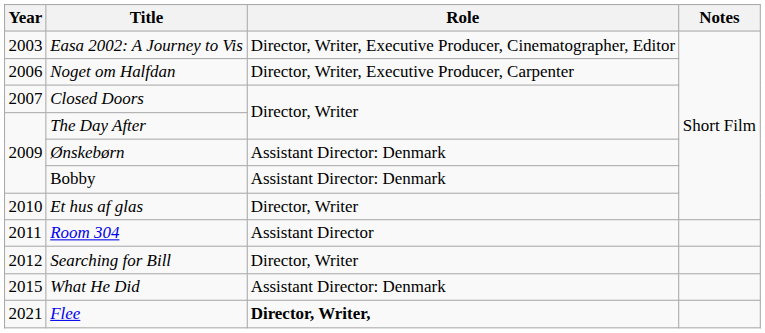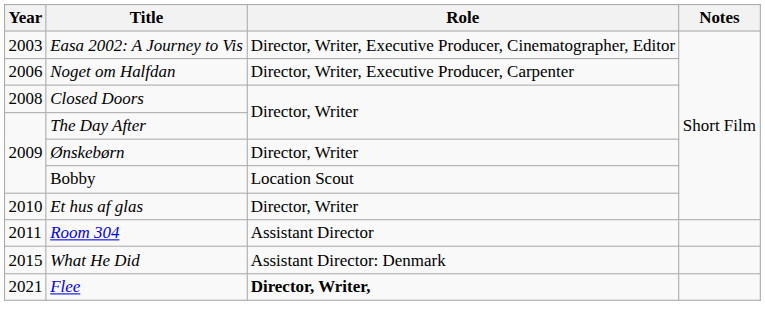(25, 98) 2007 -> (25, 98) 2008
(348, 152) Assistant Director: Denmark -> (304, 152) Director, Writer
(348, 179) Assistant Director: Denmark -> (302, 179) Location Scout
- row: (111, 260)
